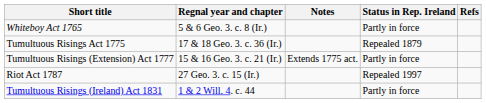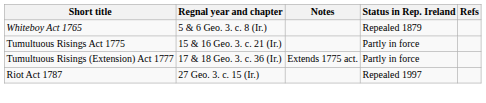(391, 28) Partly in force -> (392, 28) Repealed 1879
(230, 43) 17 & 18 Geo. 3. c. 36 (Ir.) -> (230, 43) 15 & 16 Geo. 3. c. 21 (Ir.)
(392, 43) Repealed 1879 -> (391, 43) Partly in force
(230, 59) 15 & 16 Geo. 3. c. 21 (Ir.) -> (230, 59) 17 & 18 Geo. 3. c. 36 (Ir.)
- row: (84, 91)
